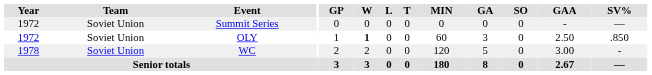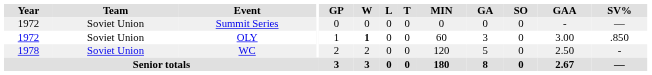(565, 37) 2.50 -> (565, 37) 3.00
(565, 51) 3.00 -> (565, 51) 2.50
